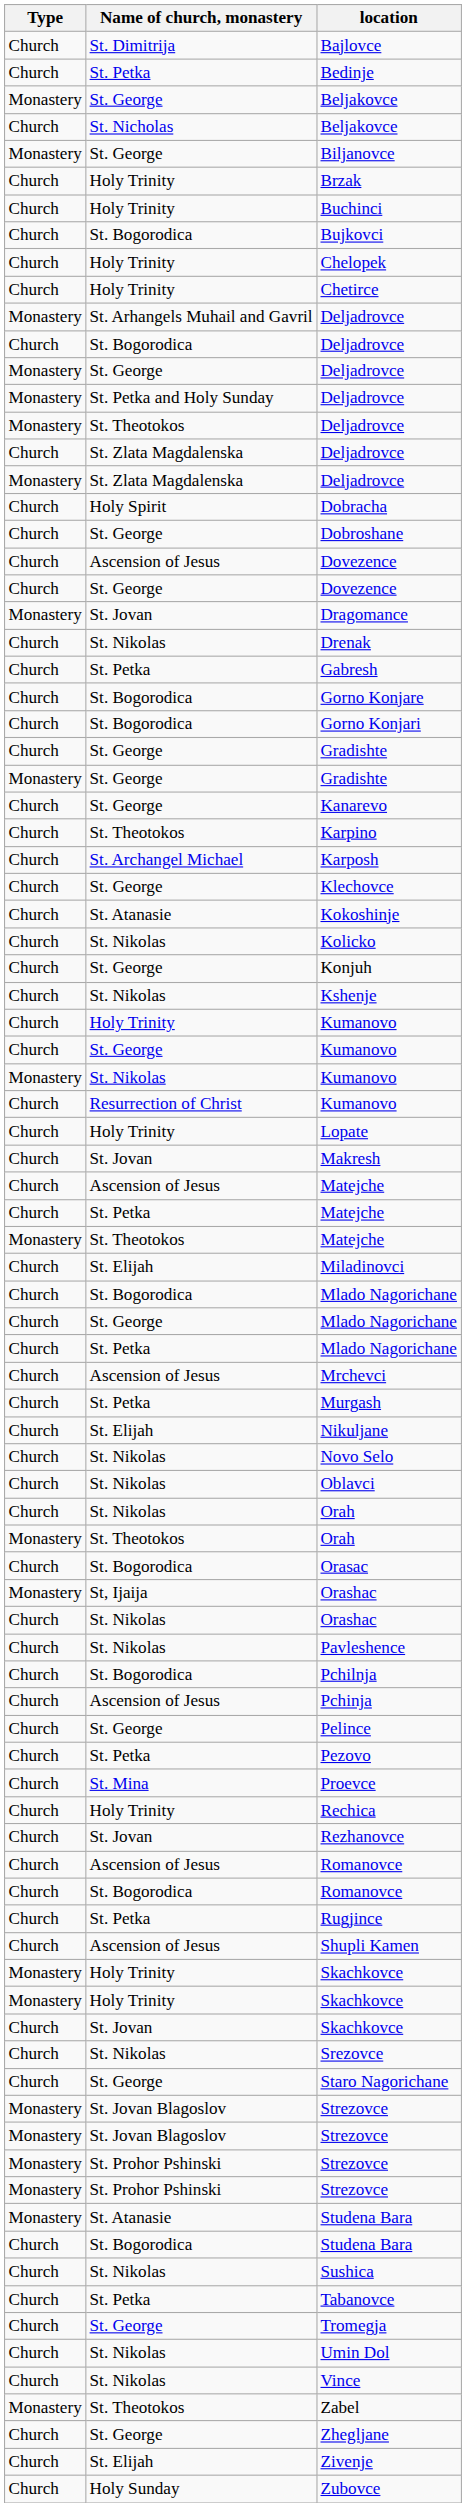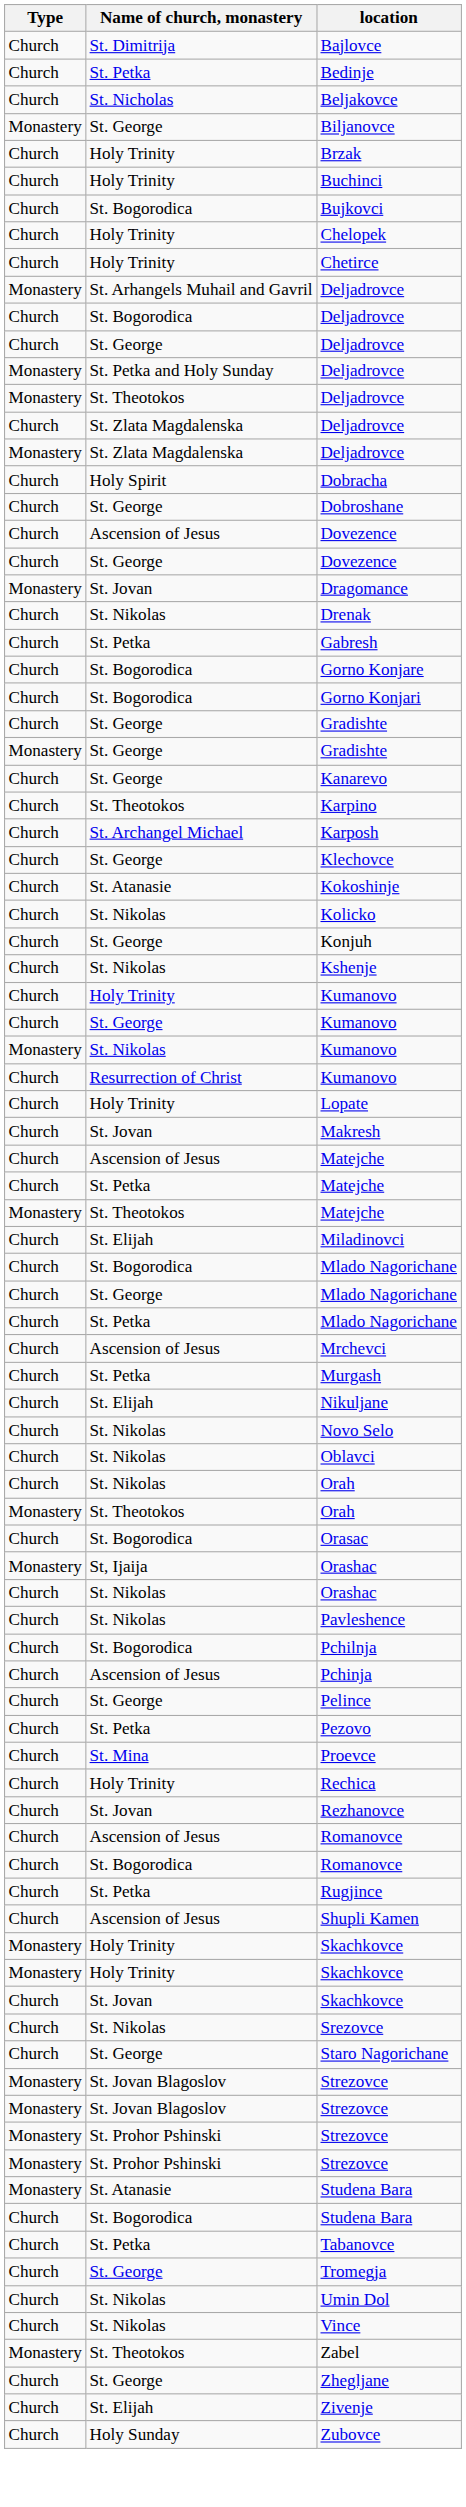- row: (126, 99)
(45, 371) Monastery -> (34, 343) Church
- row: (128, 2271)
